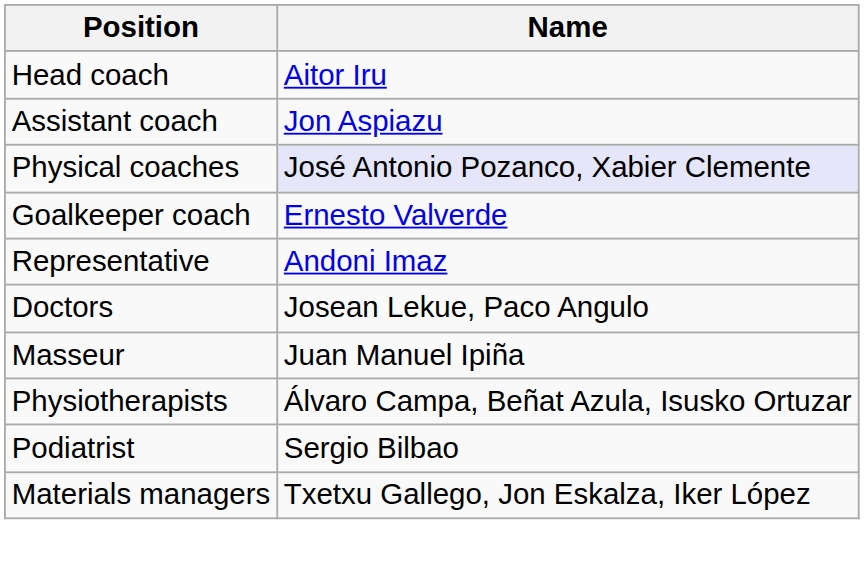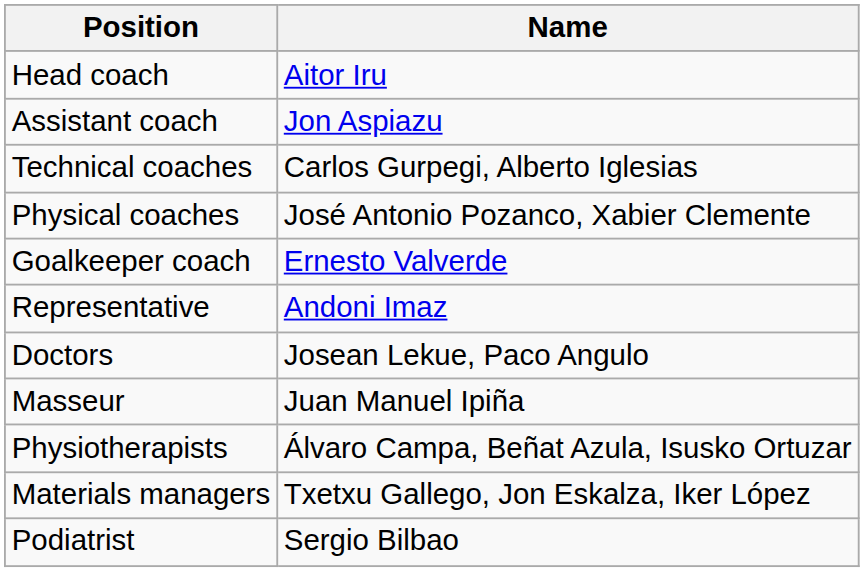+ row: (132, 167)
(547, 167) lavender background -> (547, 214) no background
rows swapped: (73, 448) <-> (141, 494)
